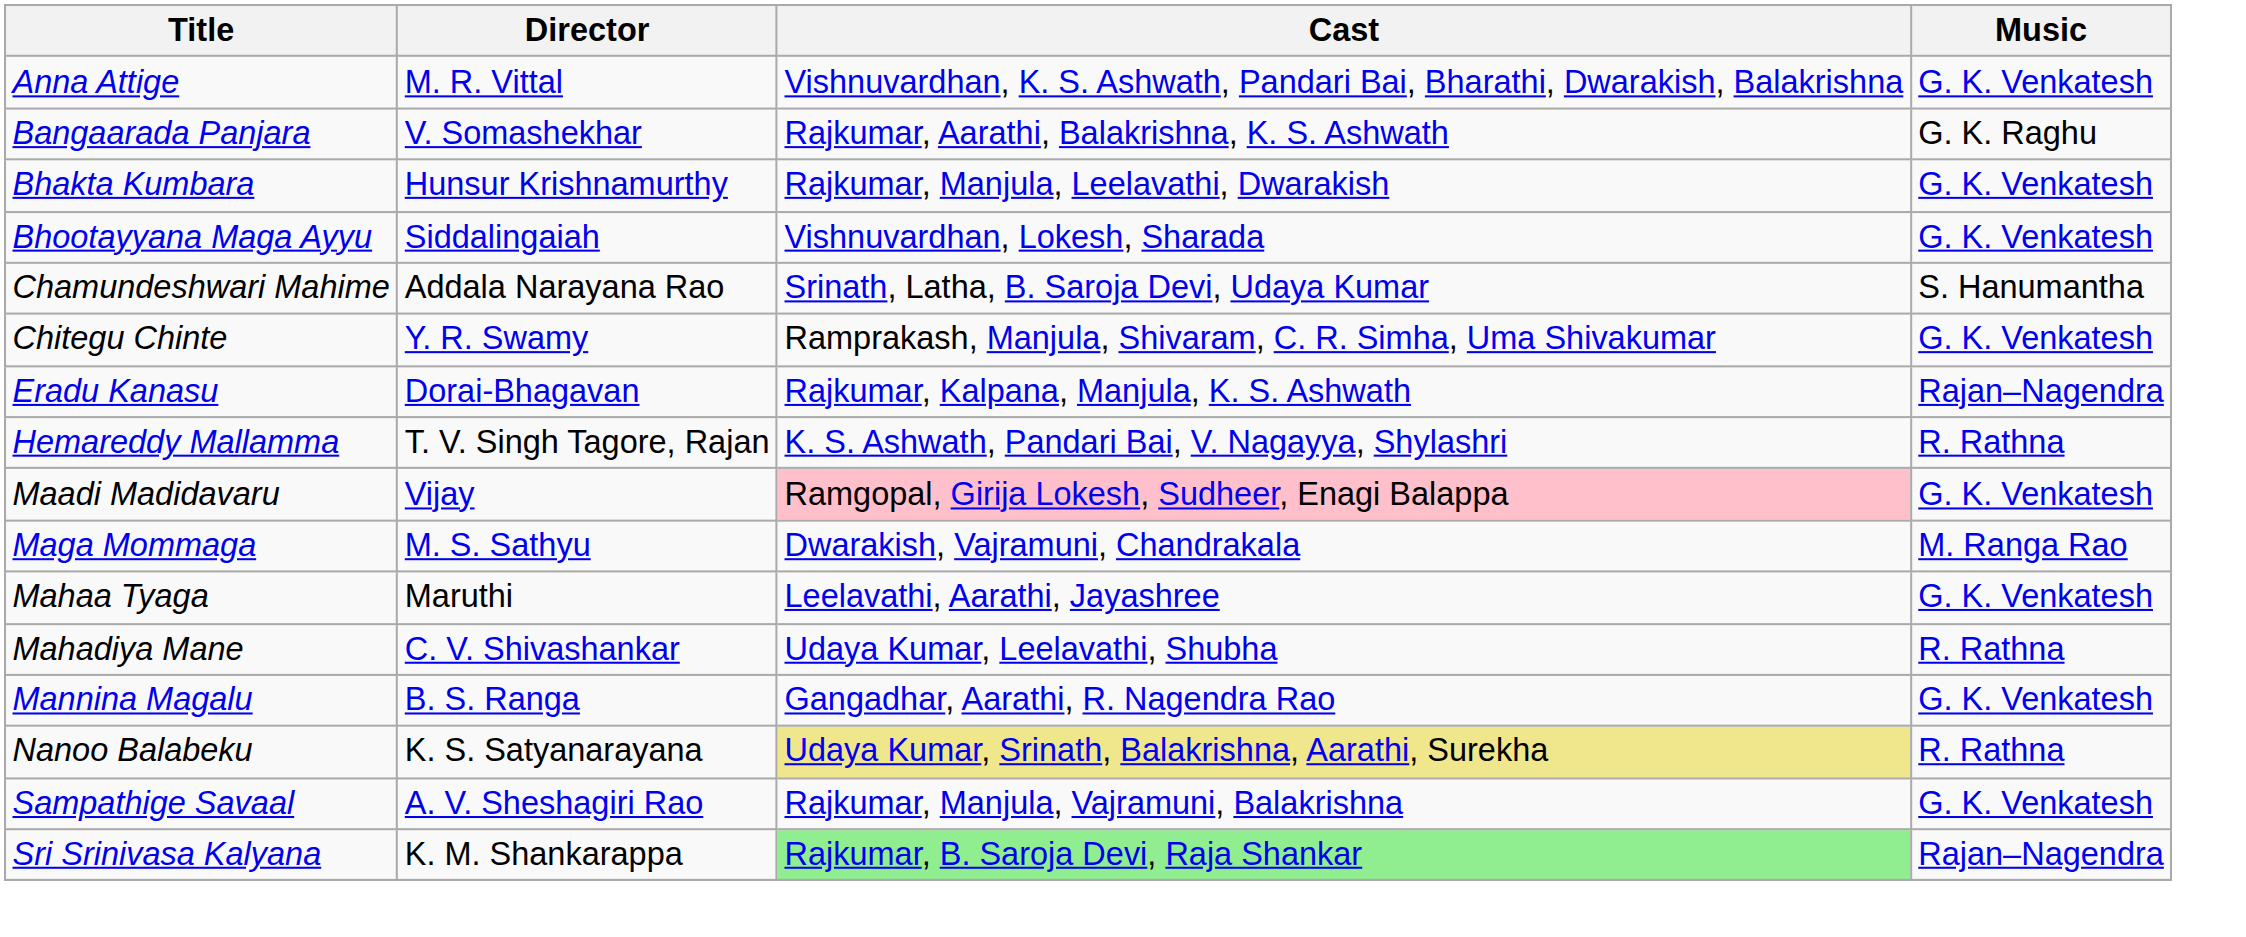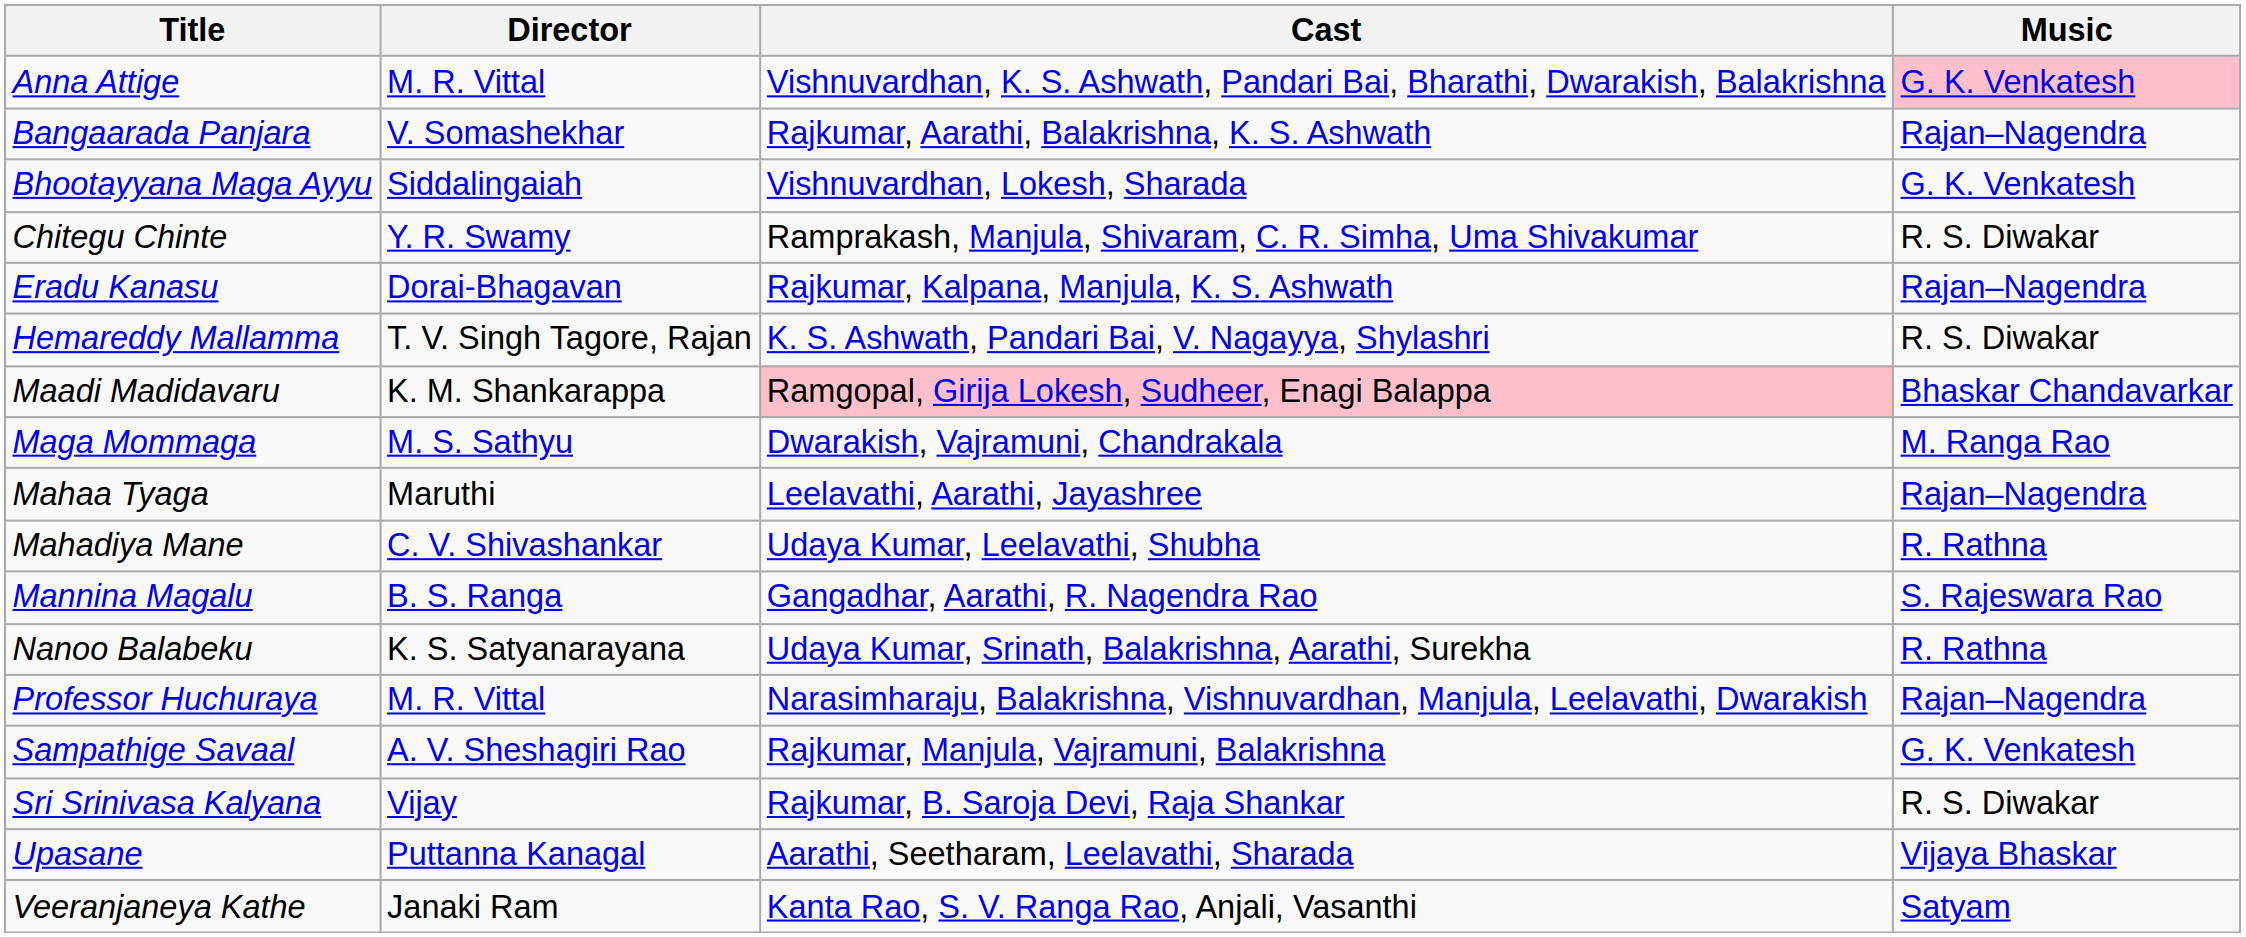(2036, 81) no background -> (2018, 81) pink background
(2008, 133) G. K. Raghu -> (2023, 133) Rajan–Nagendra
- row: (133, 184)
- row: (201, 287)
(2036, 339) G. K. Venkatesh -> (2000, 236) R. S. Diwakar
(1991, 442) R. Rathna -> (2000, 339) R. S. Diwakar
(440, 493) Vijay -> (526, 390) K. M. Shankarappa
(2036, 493) G. K. Venkatesh -> (2067, 390) Bhaskar Chandavarkar
(2036, 596) G. K. Venkatesh -> (2023, 493) Rajan–Nagendra
(2036, 699) G. K. Venkatesh -> (2031, 596) S. Rajeswara Rao
(1166, 751) khaki background -> (1149, 648) no background
+ row: (165, 699)
(544, 854) K. M. Shankarappa -> (422, 802) Vijay
(1073, 854) lightgreen background -> (1056, 802) no background
(2041, 854) Rajan–Nagendra -> (2000, 802) R. S. Diwakar
+ row: (78, 854)
+ row: (159, 905)
